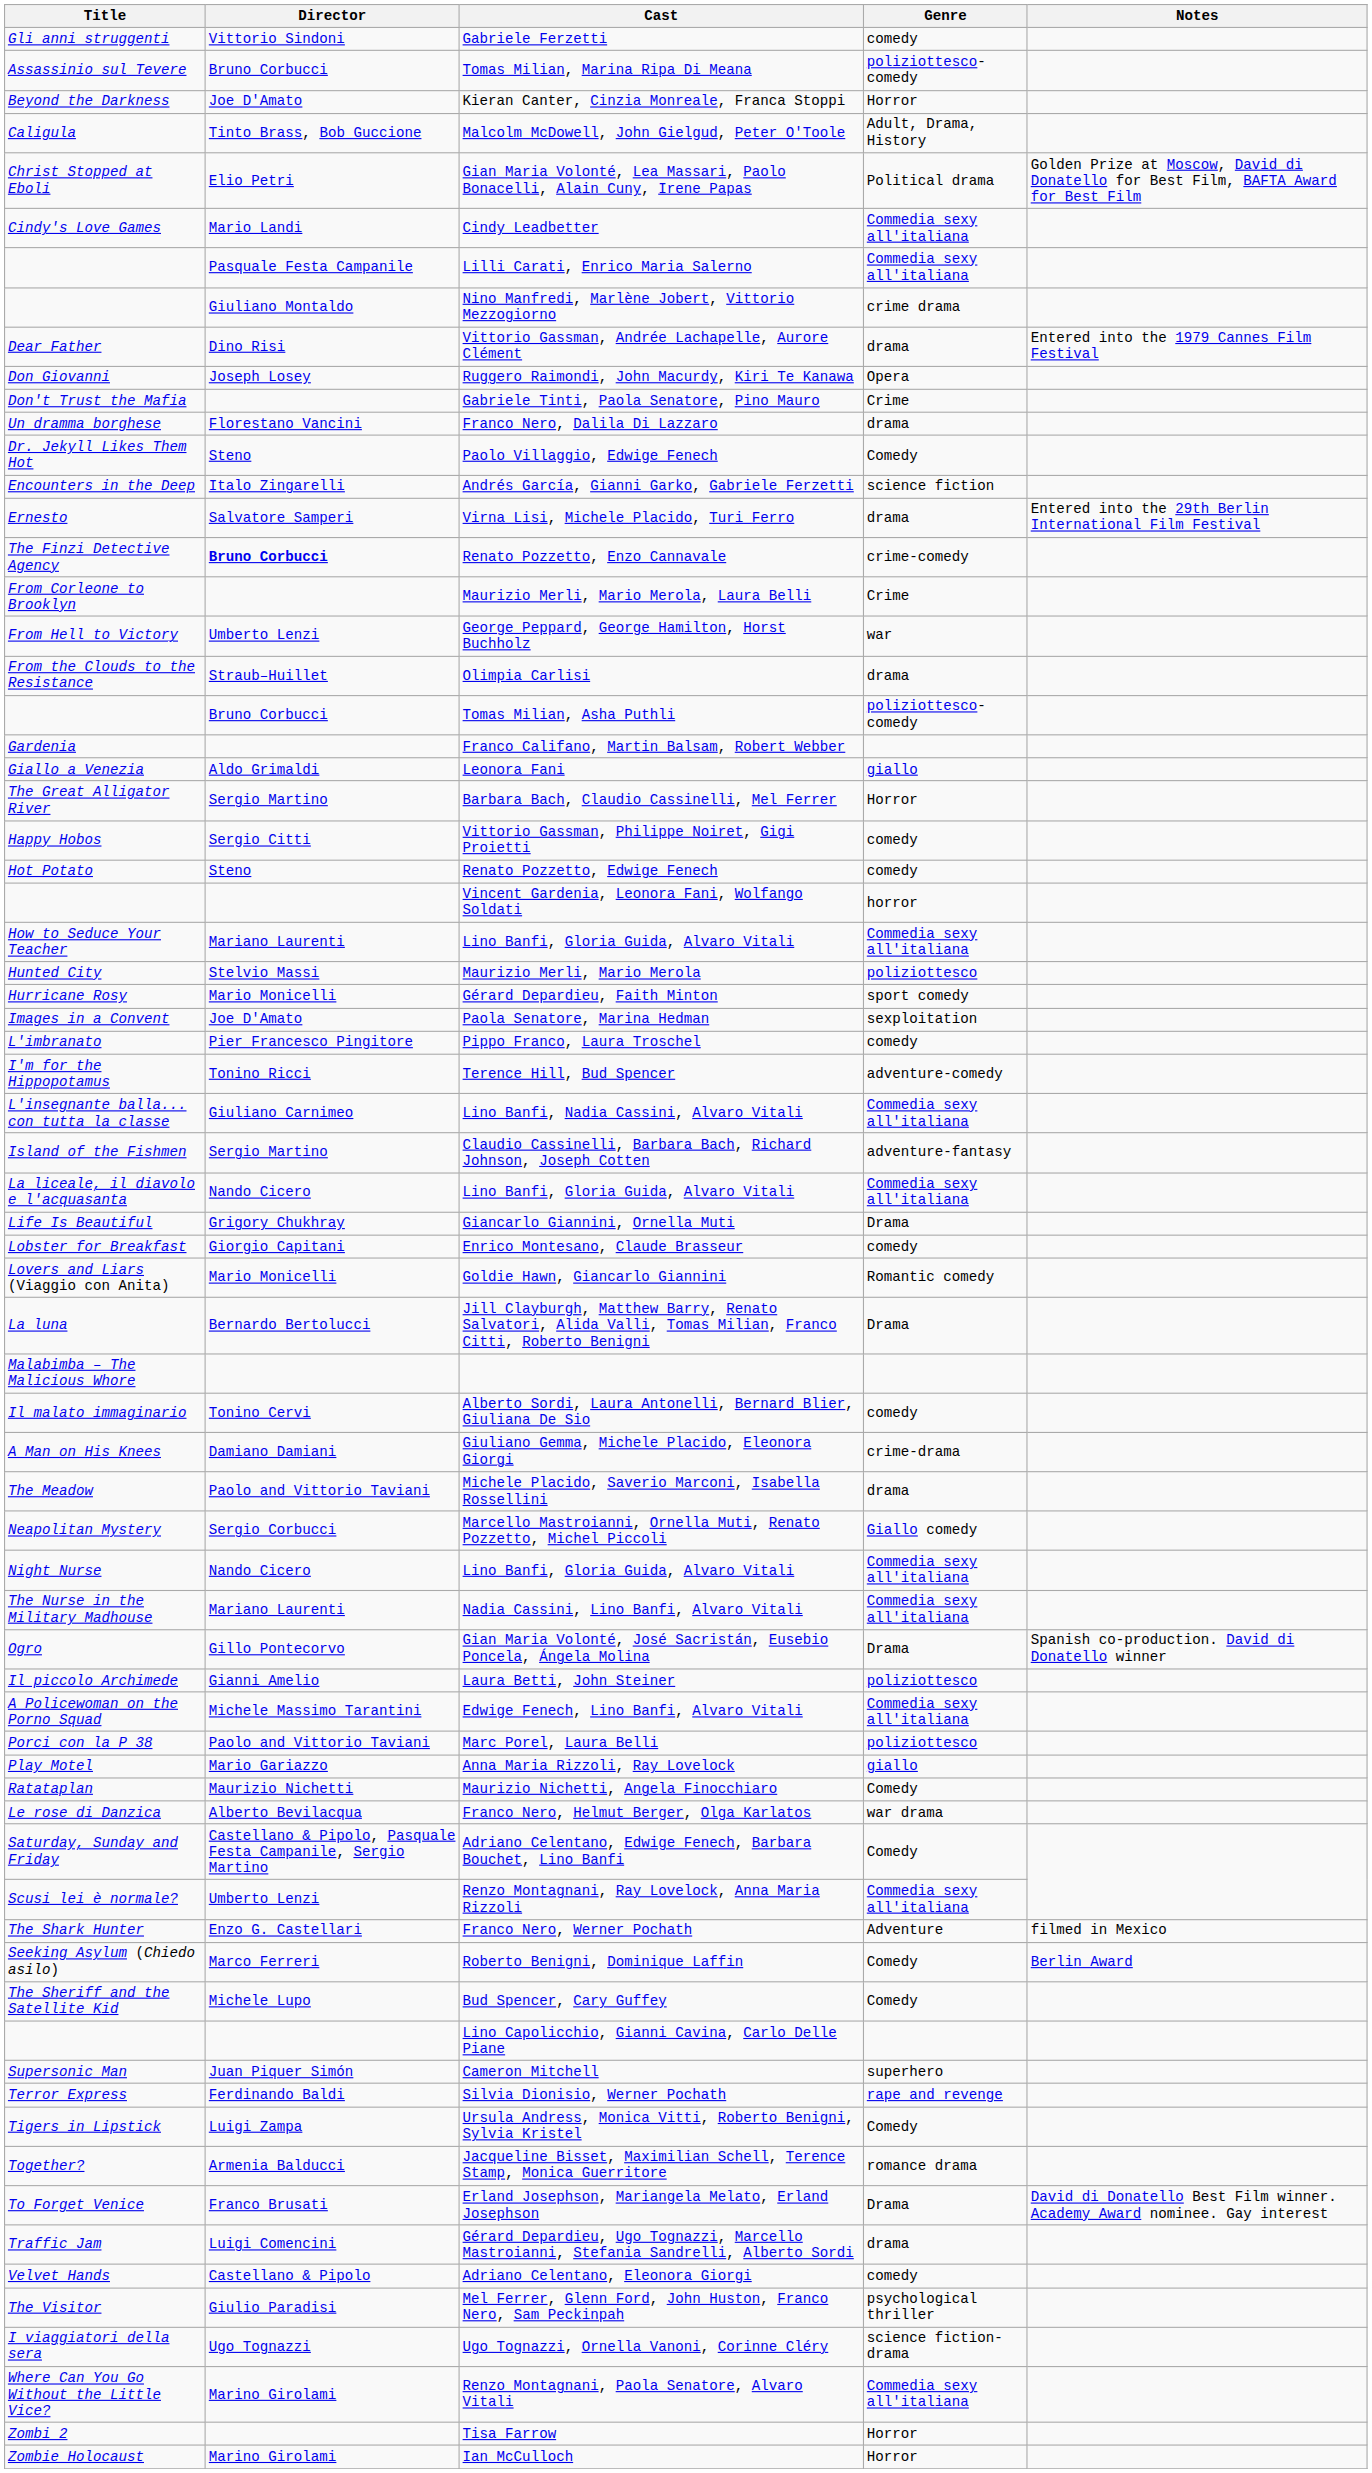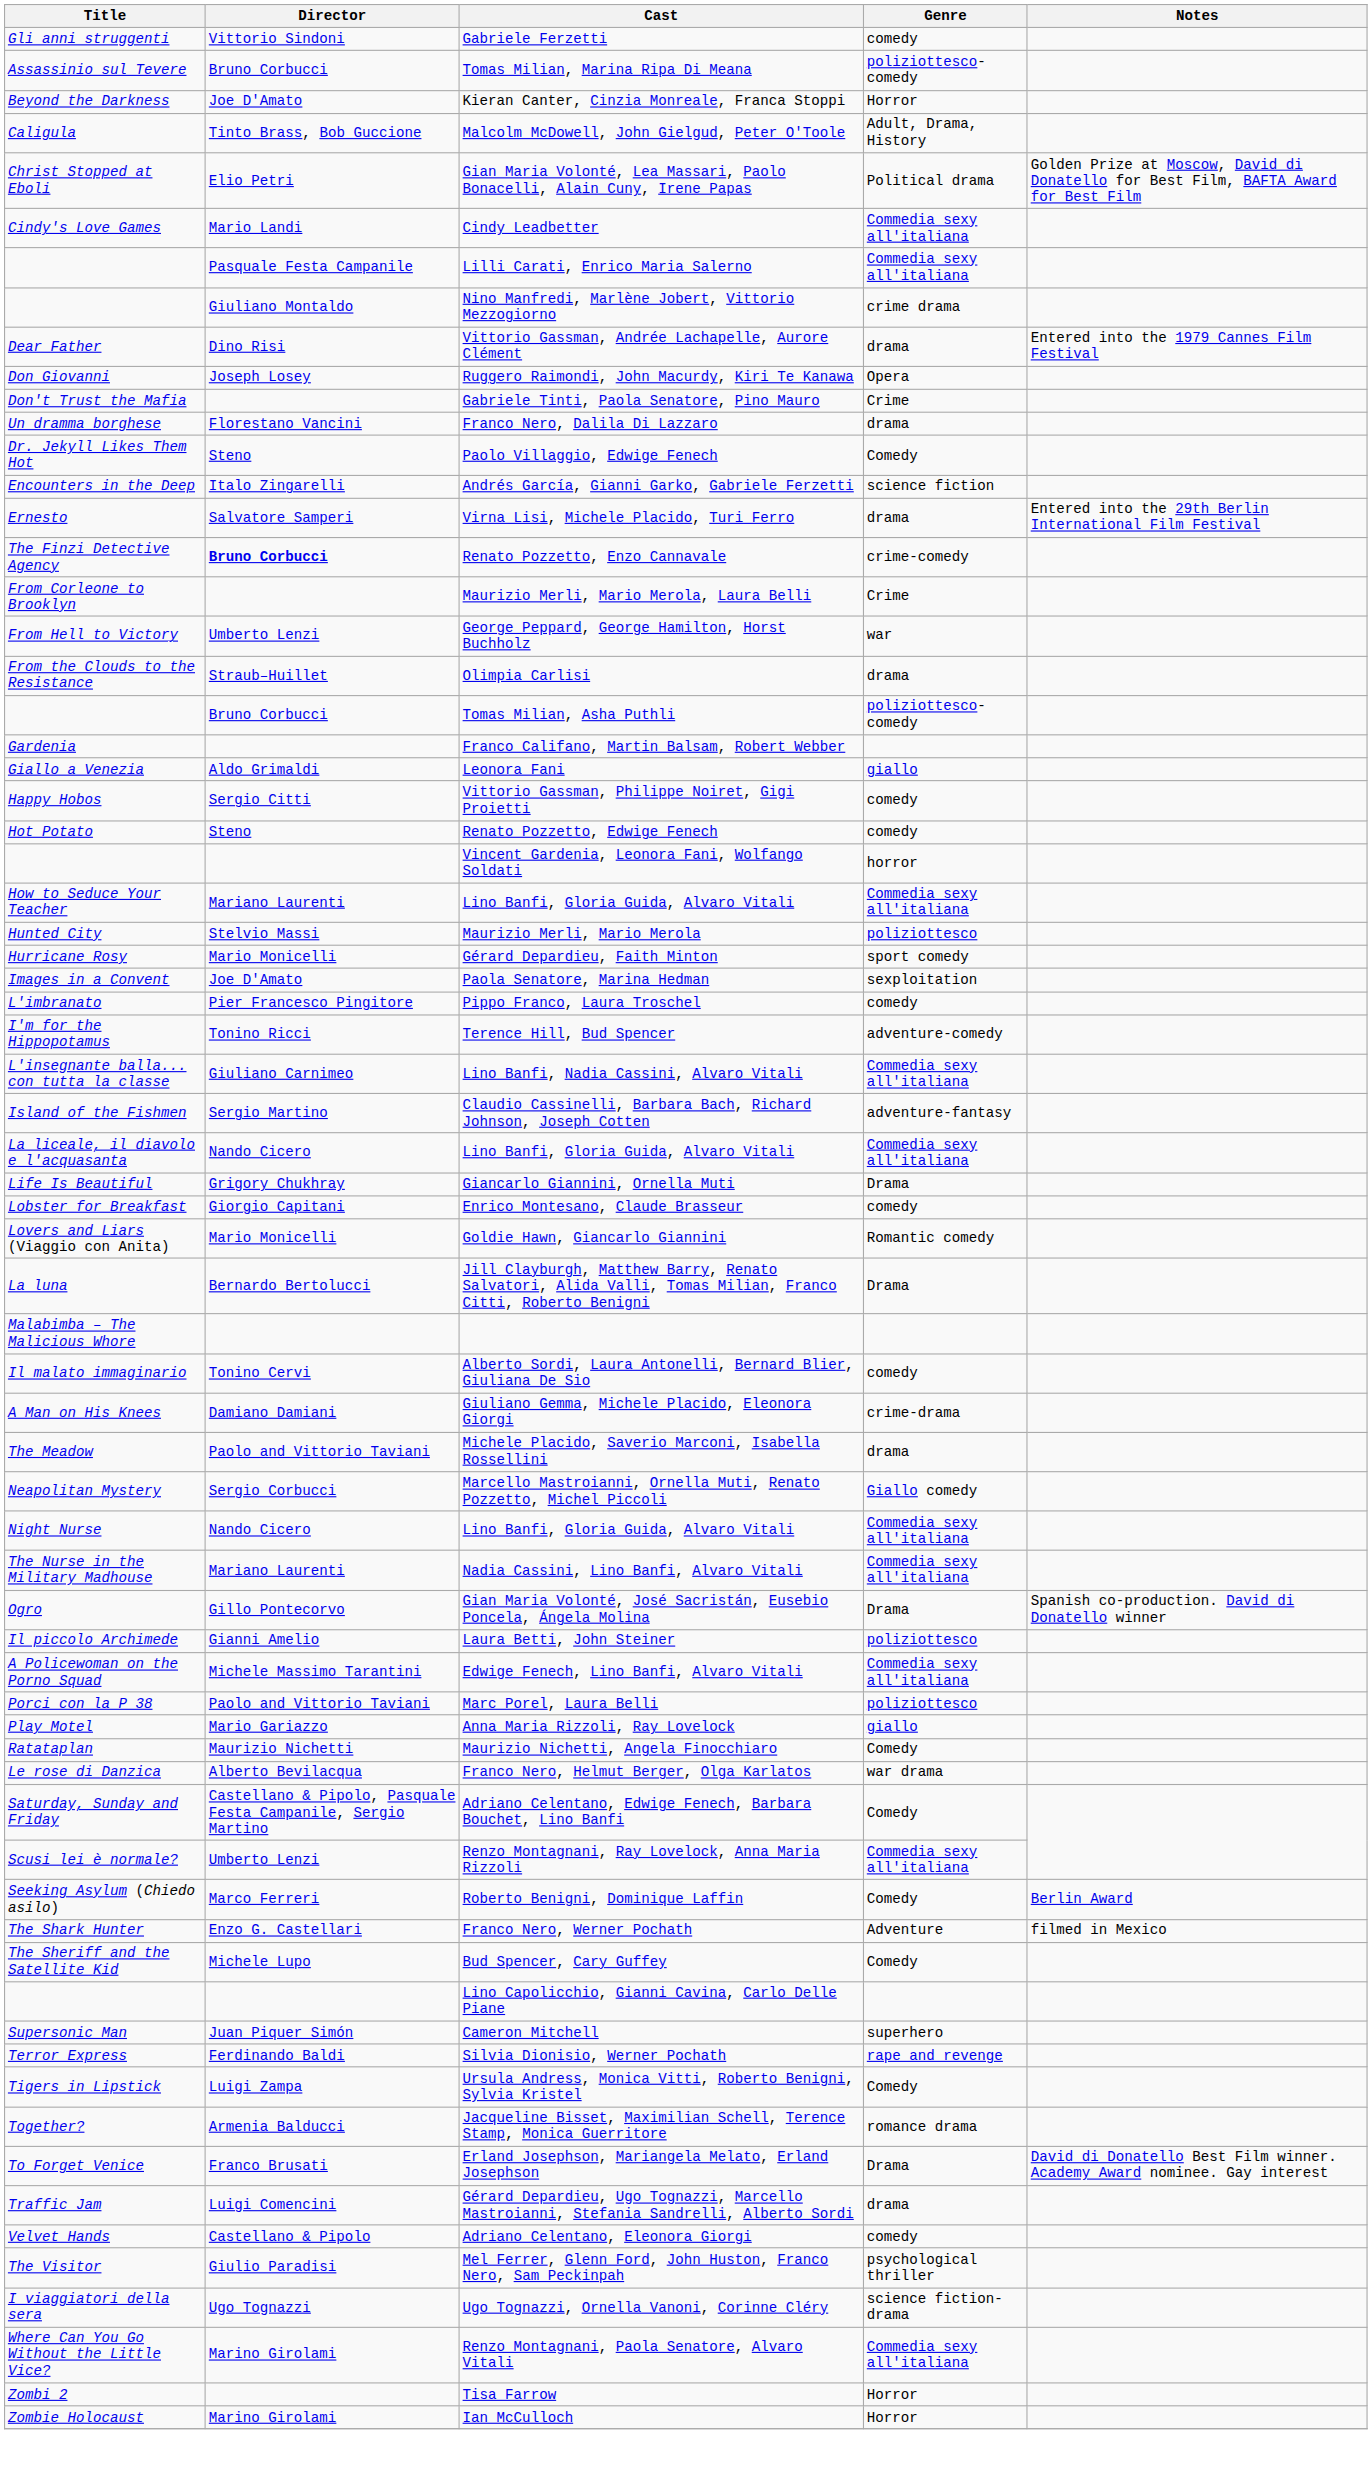- row: (89, 801)
rows swapped: (101, 1962) <-> (76, 1931)
